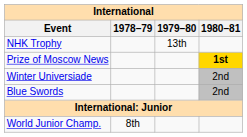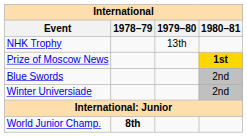rows swapped: (35, 92) <-> (49, 76)
(133, 124) normal -> (133, 124) bold
